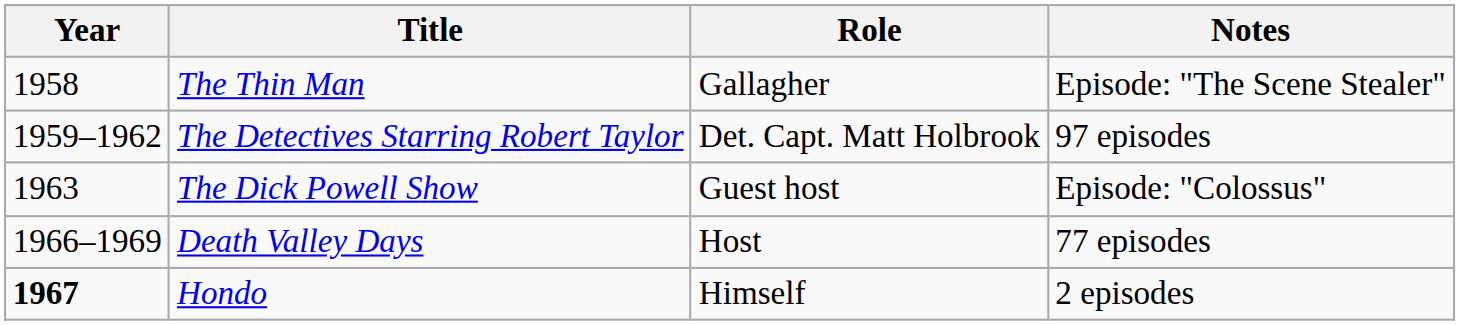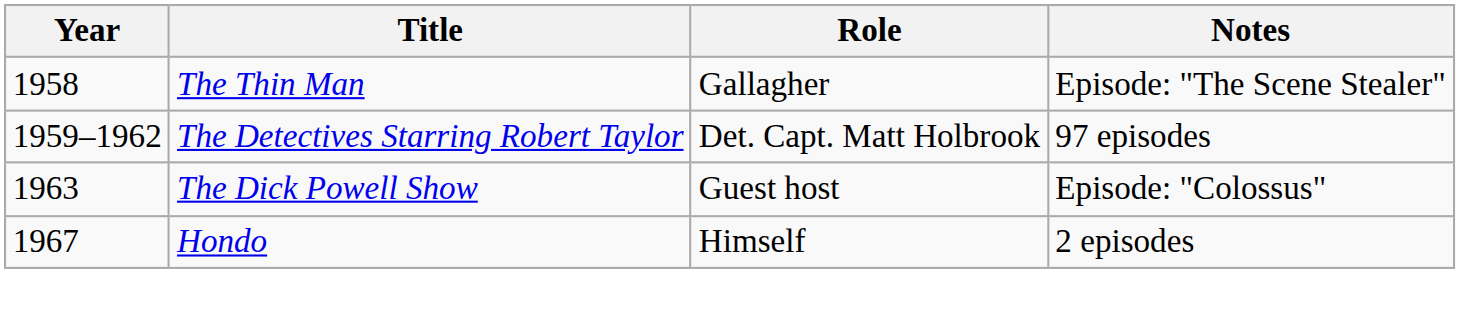- row: (300, 240)
(46, 293) bold -> (46, 240) normal
